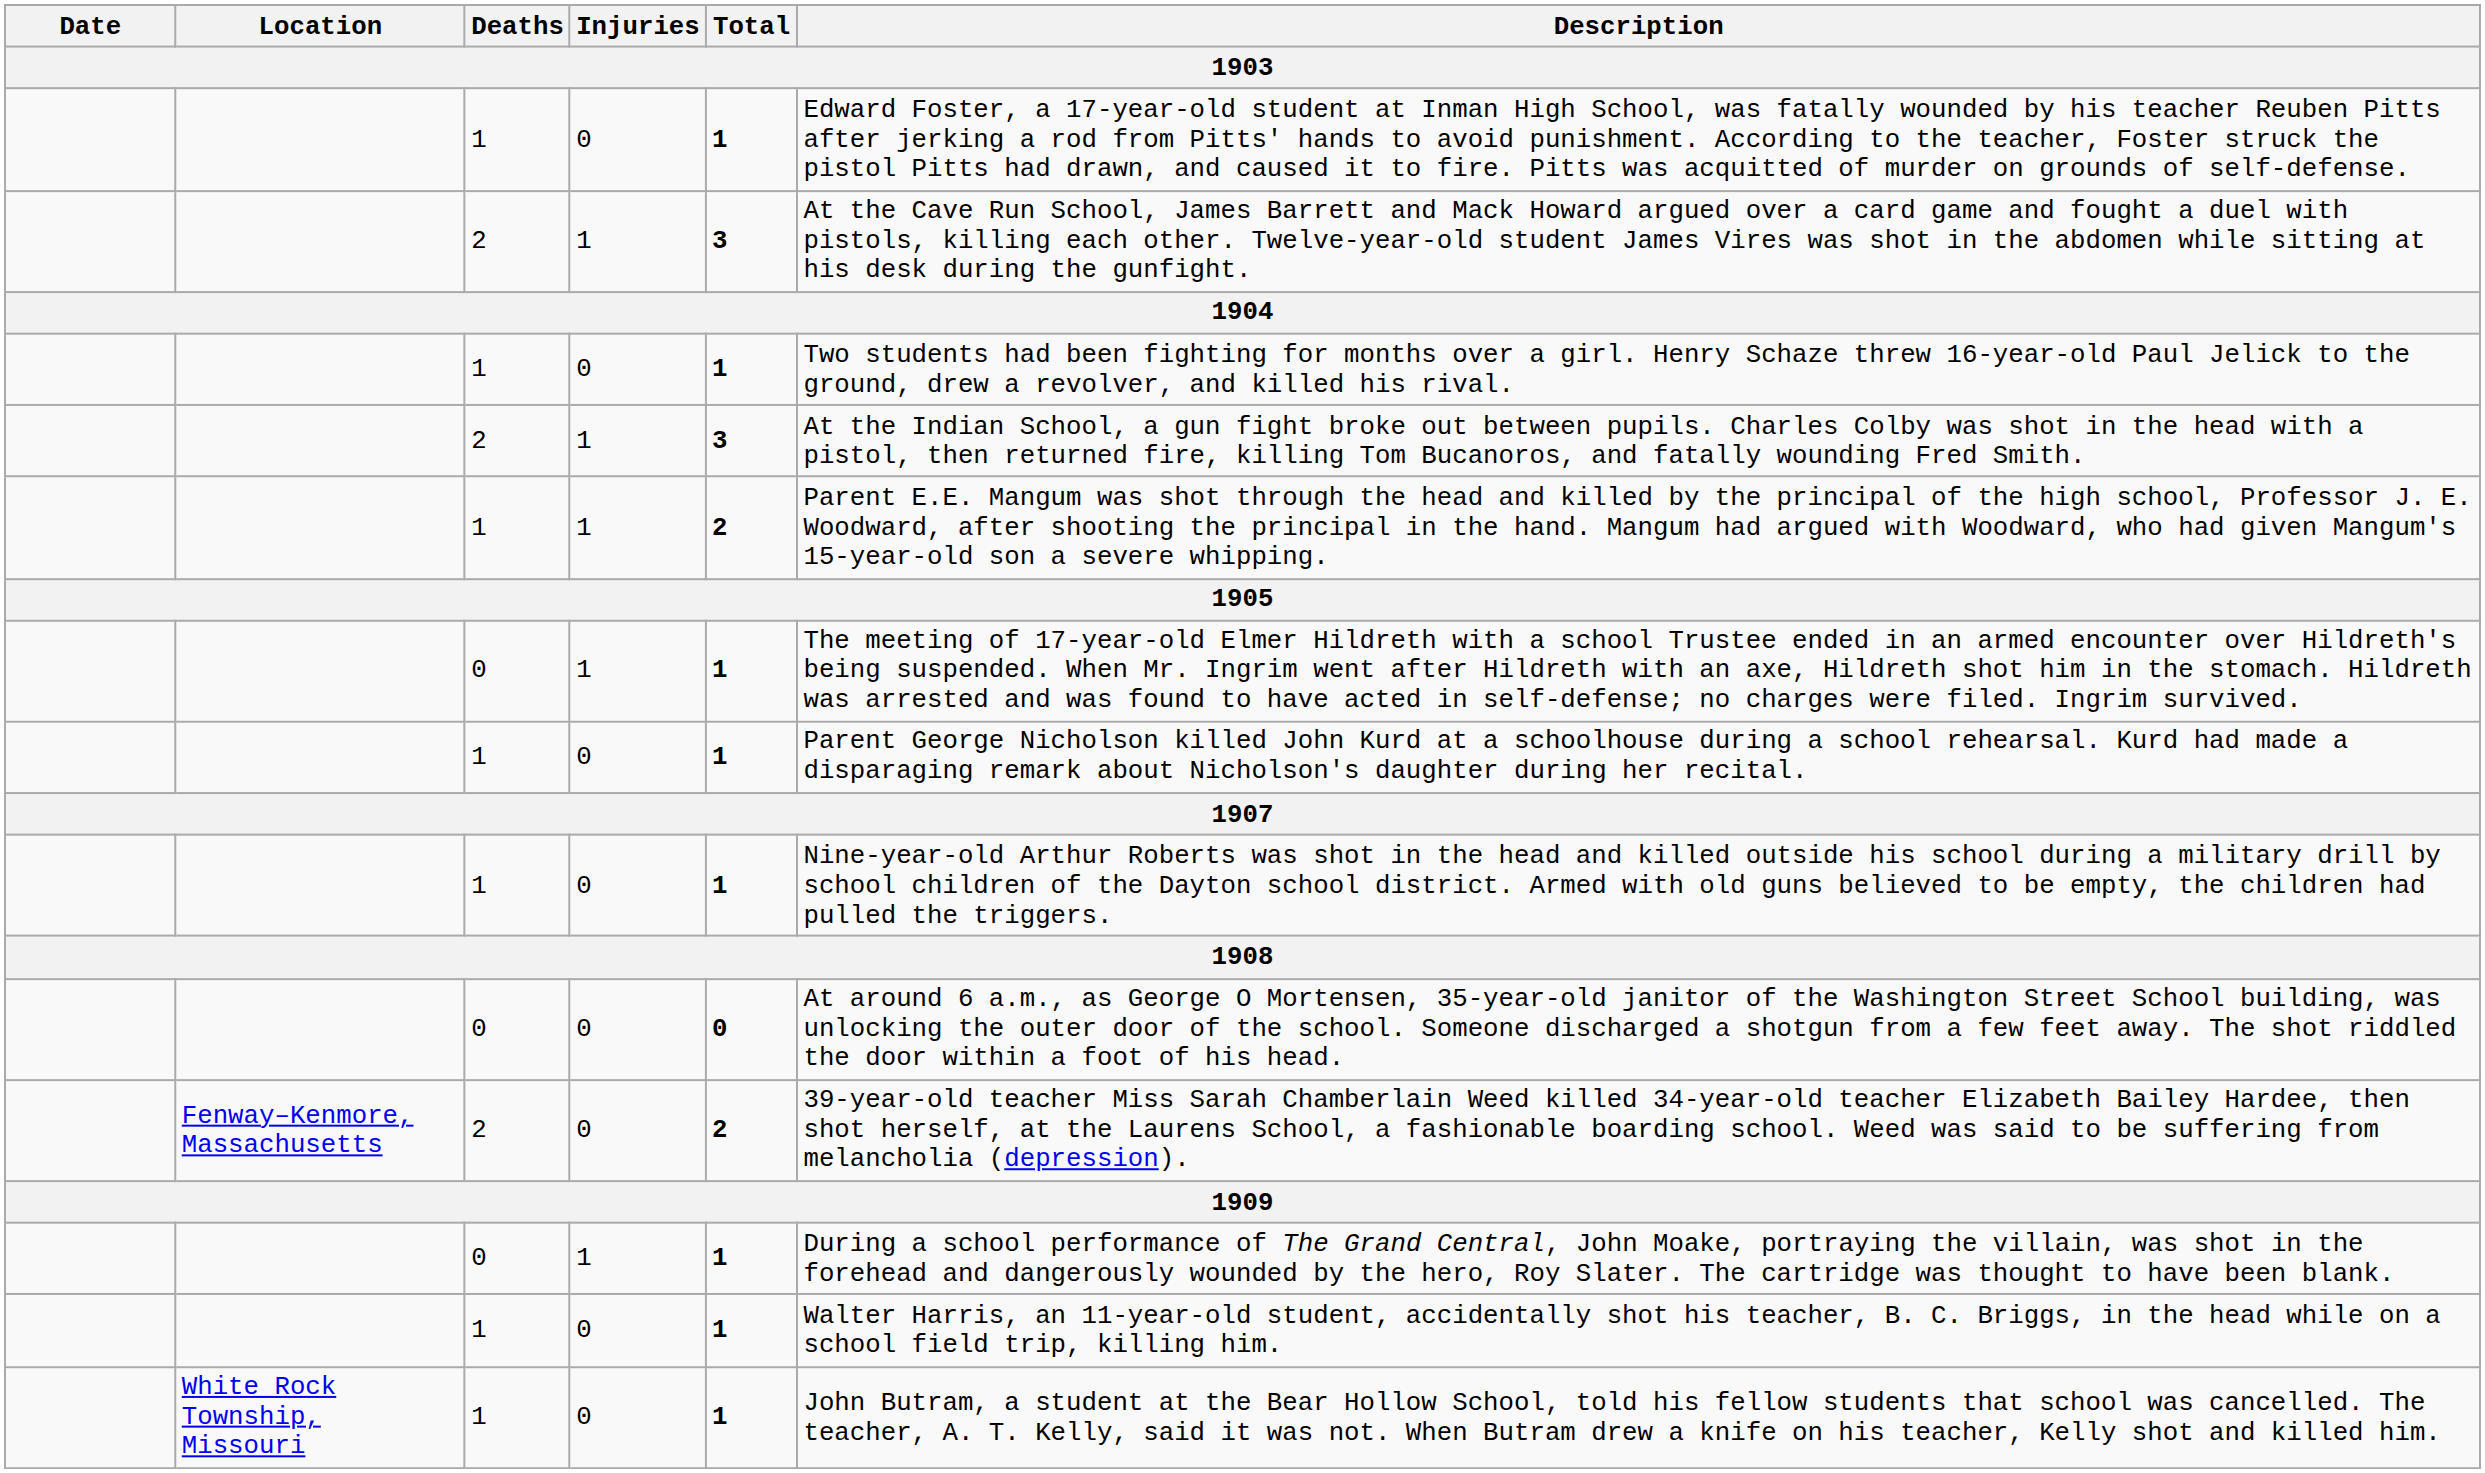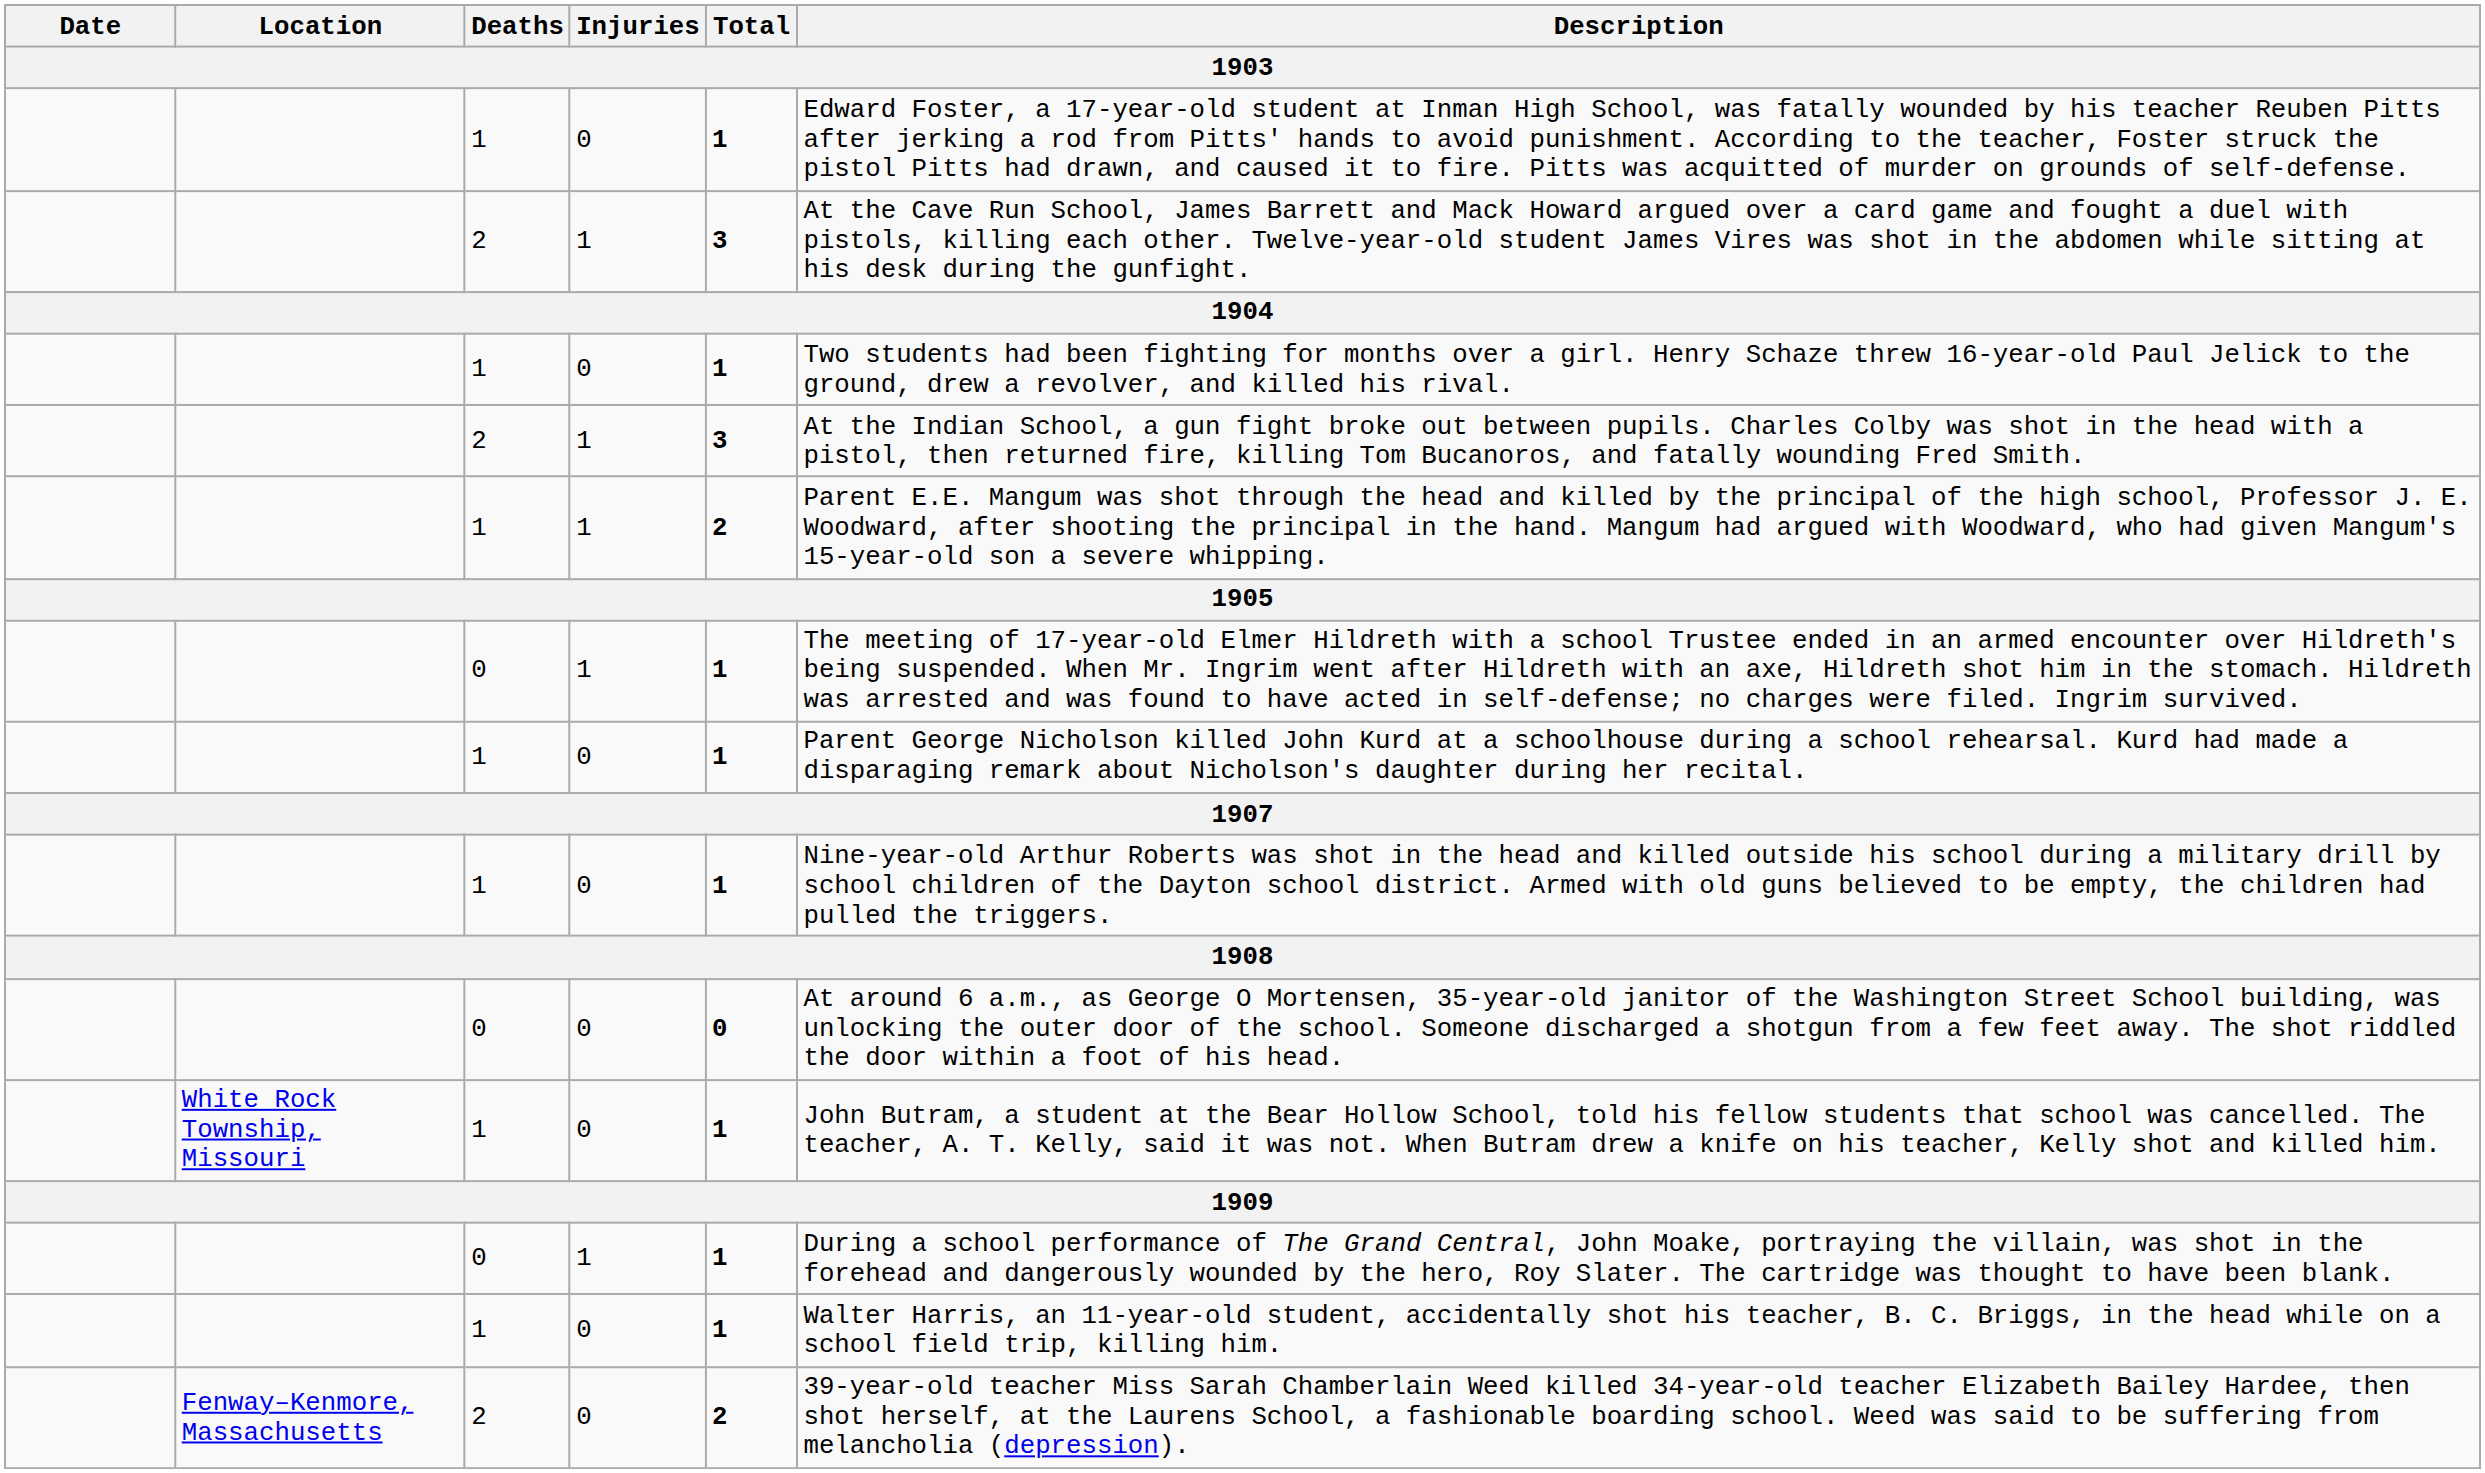rows swapped: (298, 1130) <-> (259, 1417)
